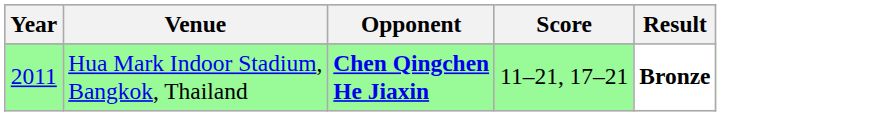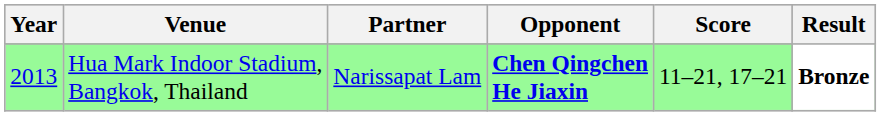+ column: (407, 24)
(34, 76) 2011 -> (34, 76) 2013
